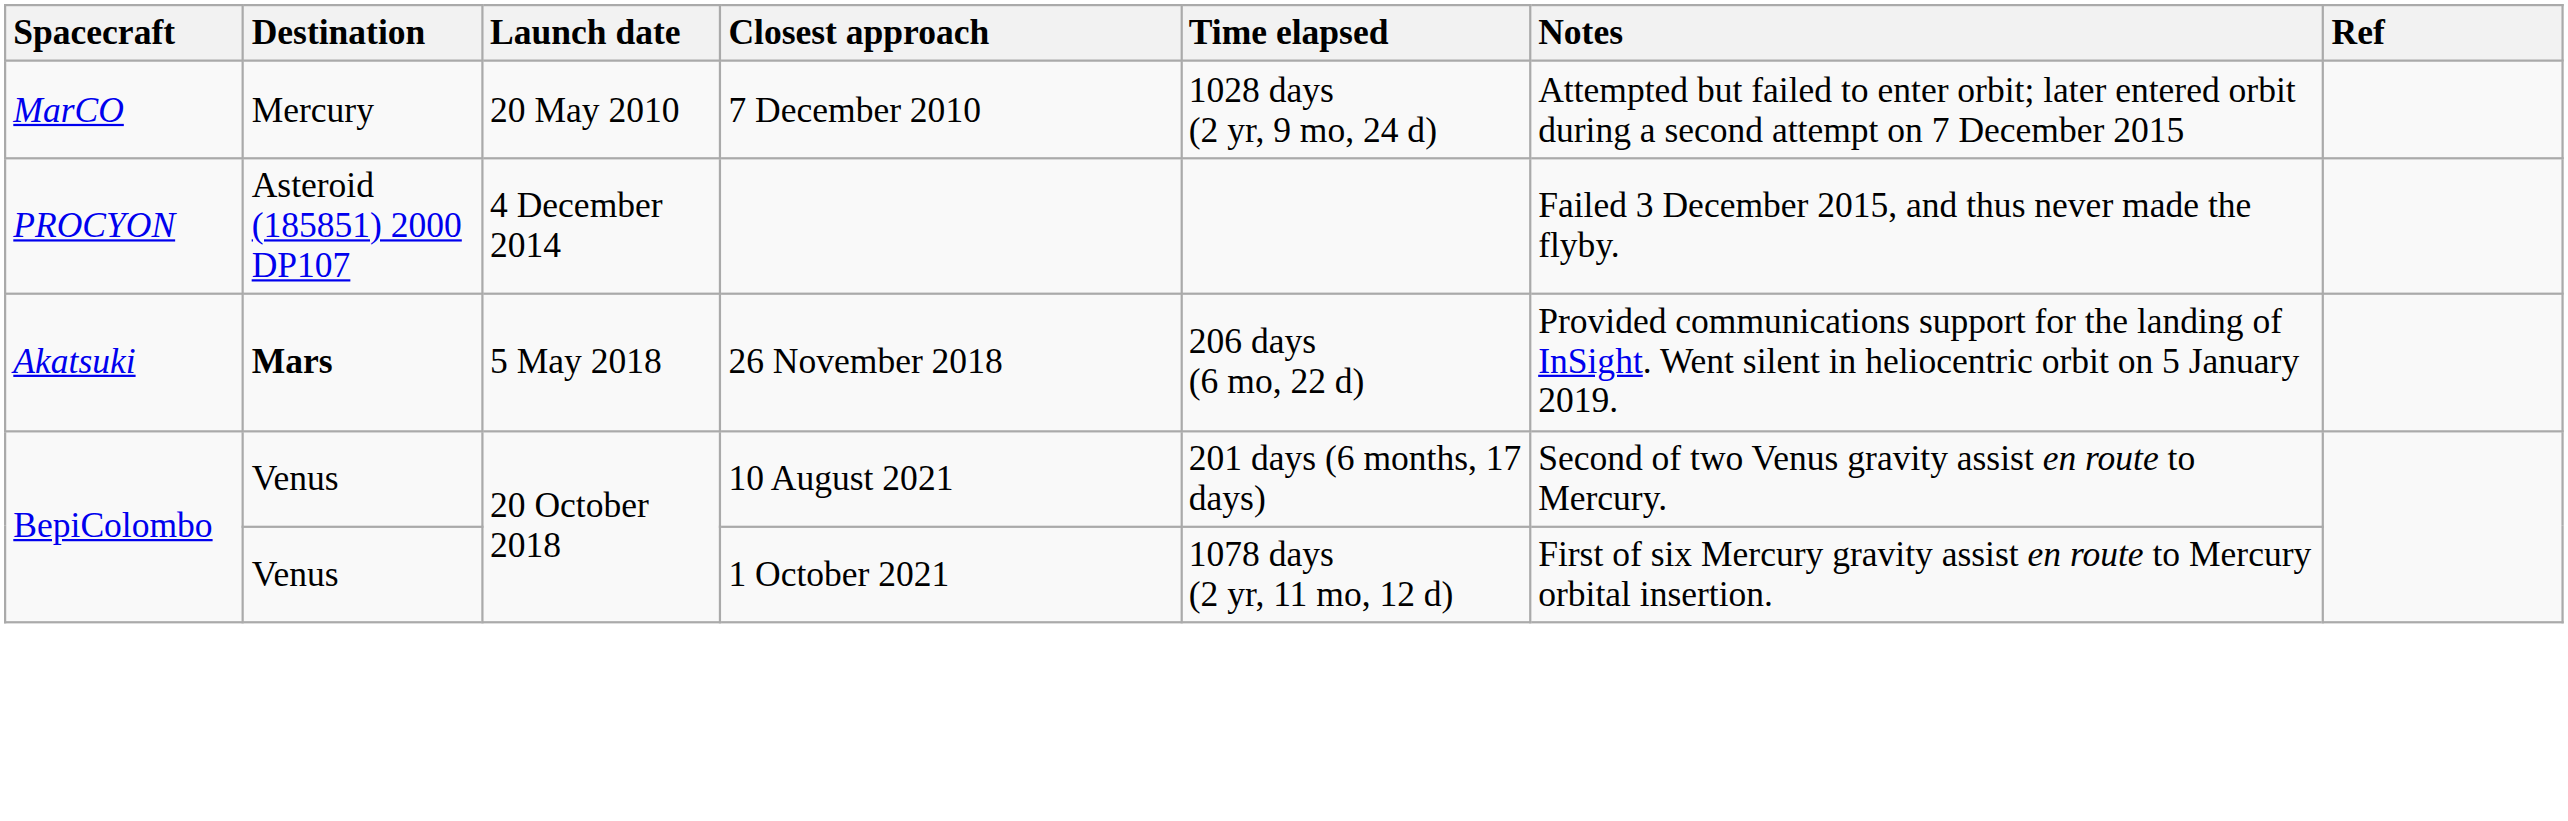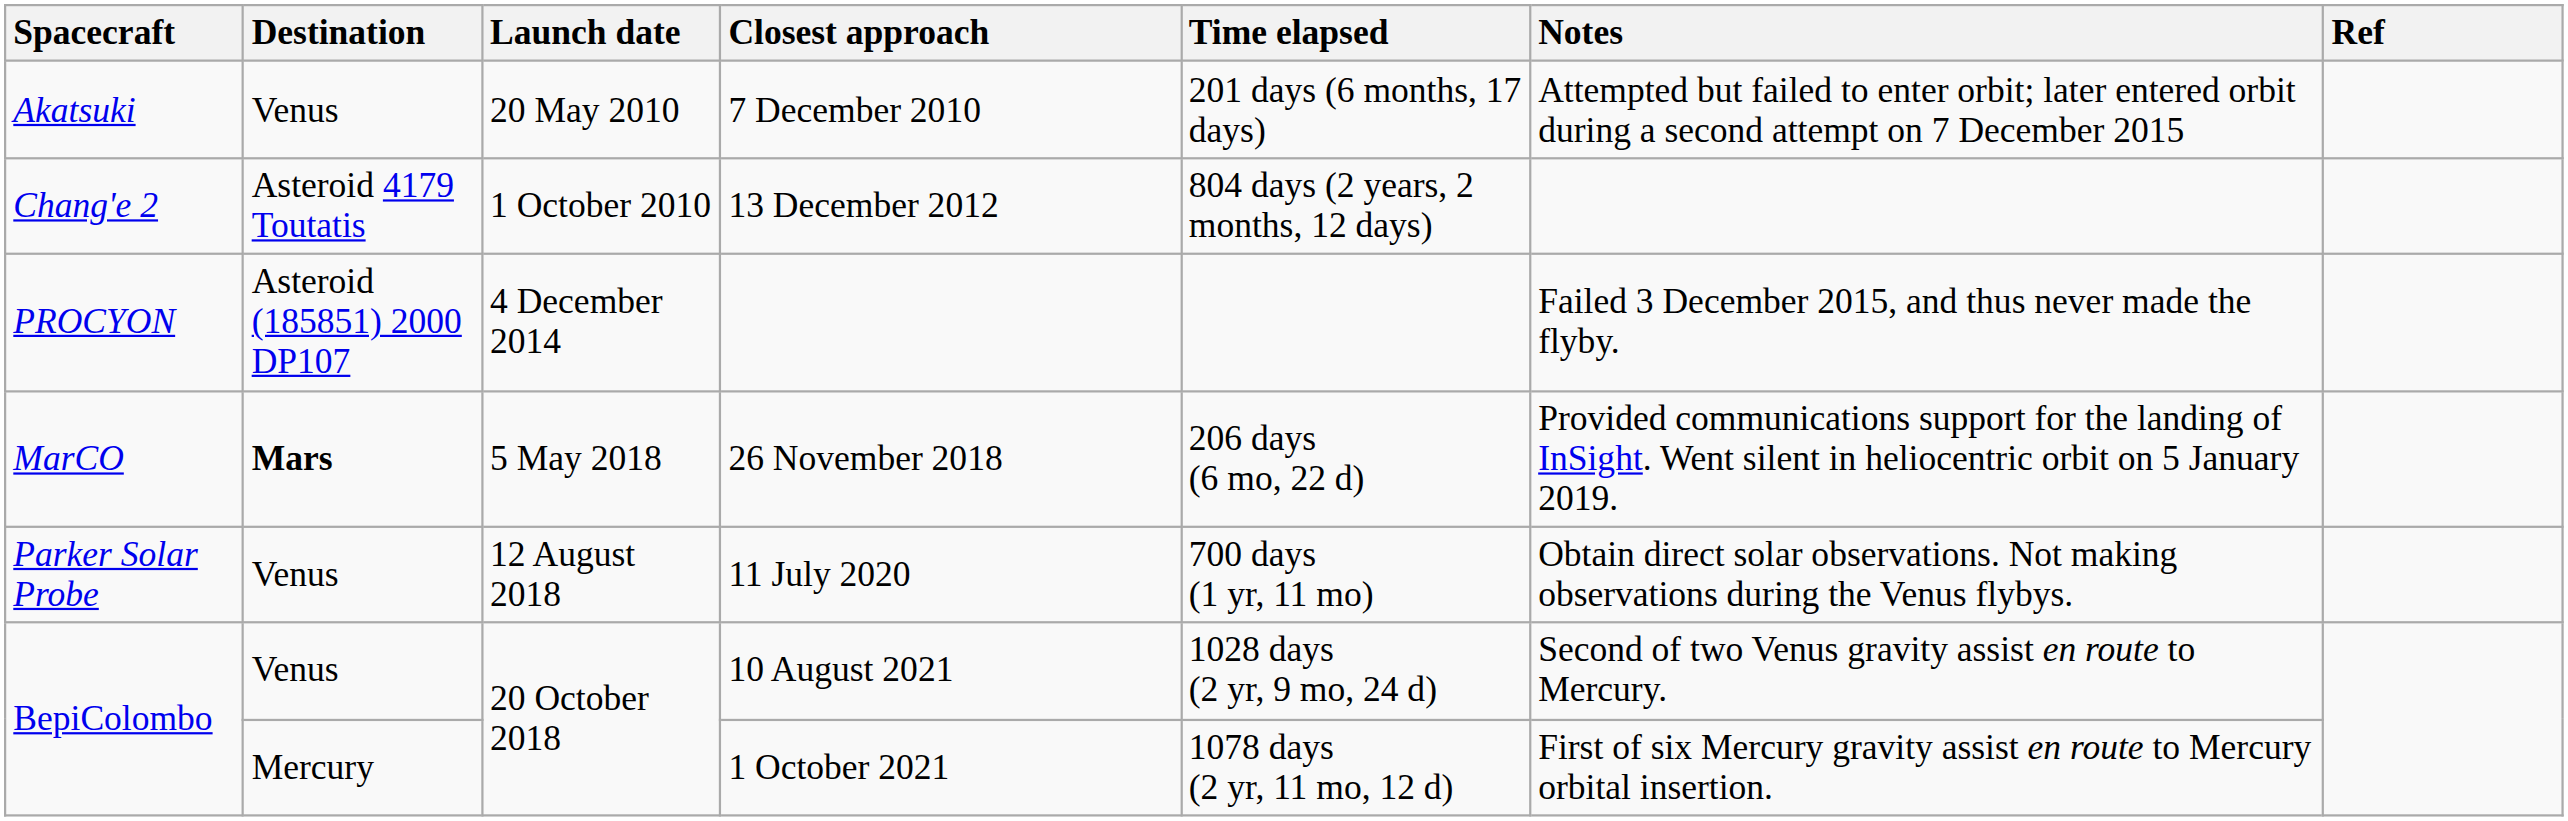(69, 108) MarCO -> (74, 108) Akatsuki
(313, 108) Mercury -> (295, 108) Venus
(1313, 108) 1028 days (2 yr, 9 mo, 24 d) -> (1355, 108) 201 days (6 months, 17 days)
+ row: (864, 205)
(74, 361) Akatsuki -> (69, 457) MarCO
+ row: (820, 574)
(1355, 477) 201 days (6 months, 17 days) -> (1313, 670) 1028 days (2 yr, 9 mo, 24 d)
(295, 574) Venus -> (313, 766) Mercury
